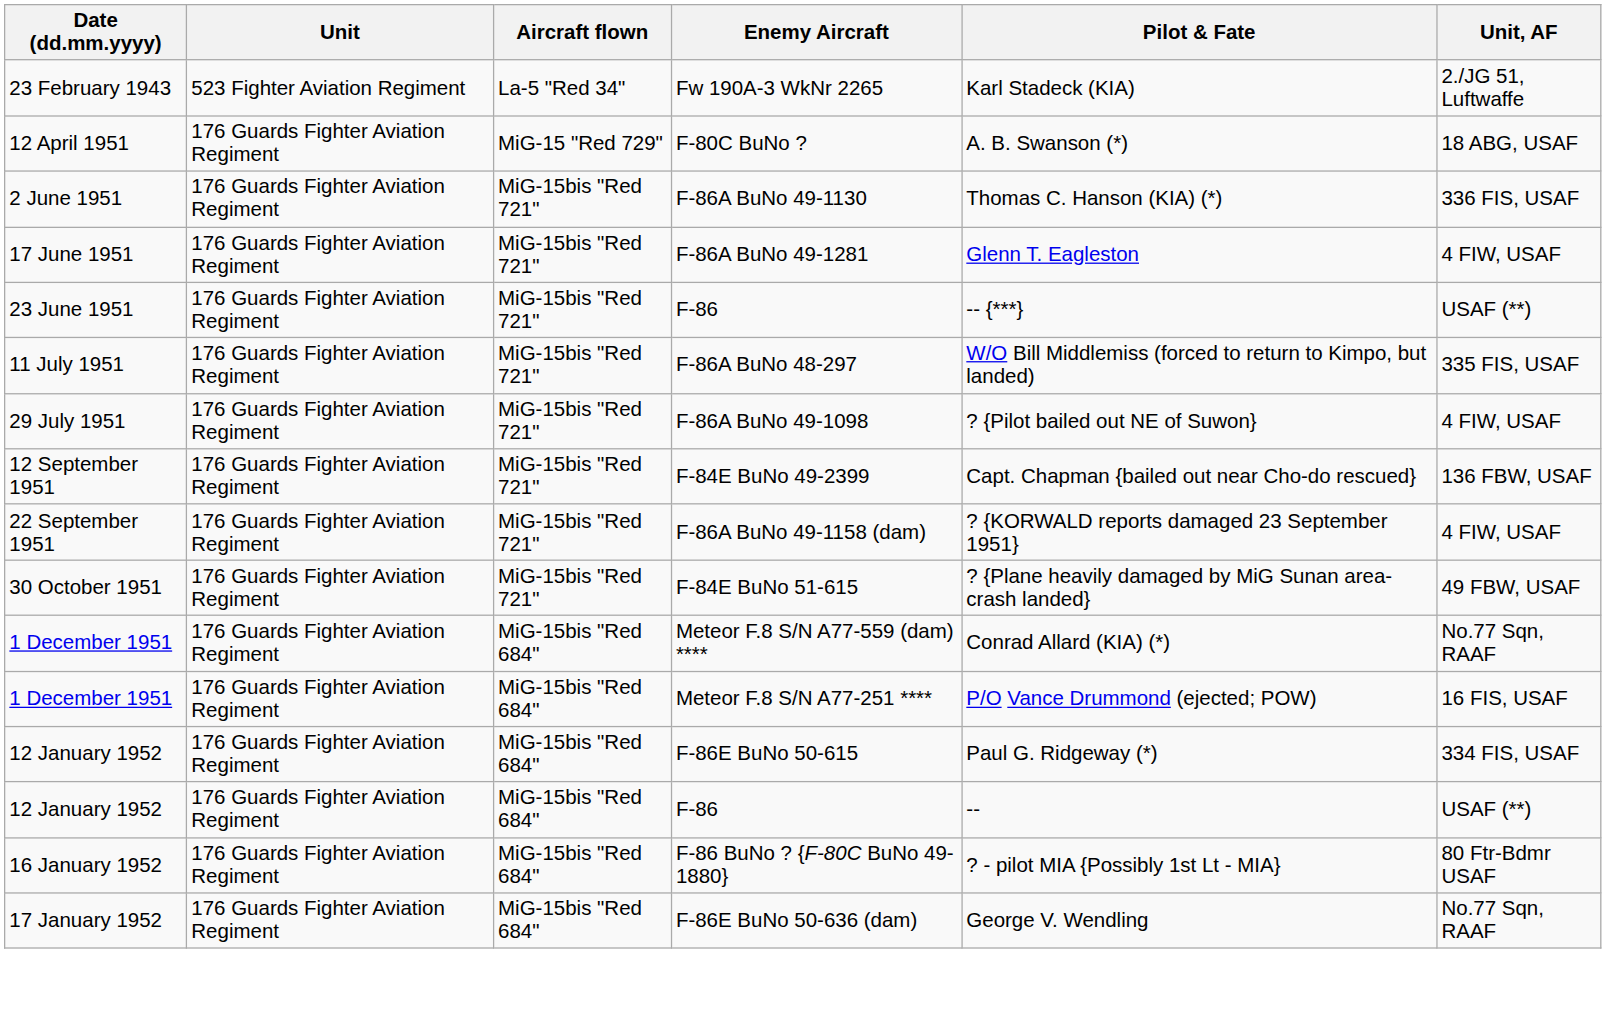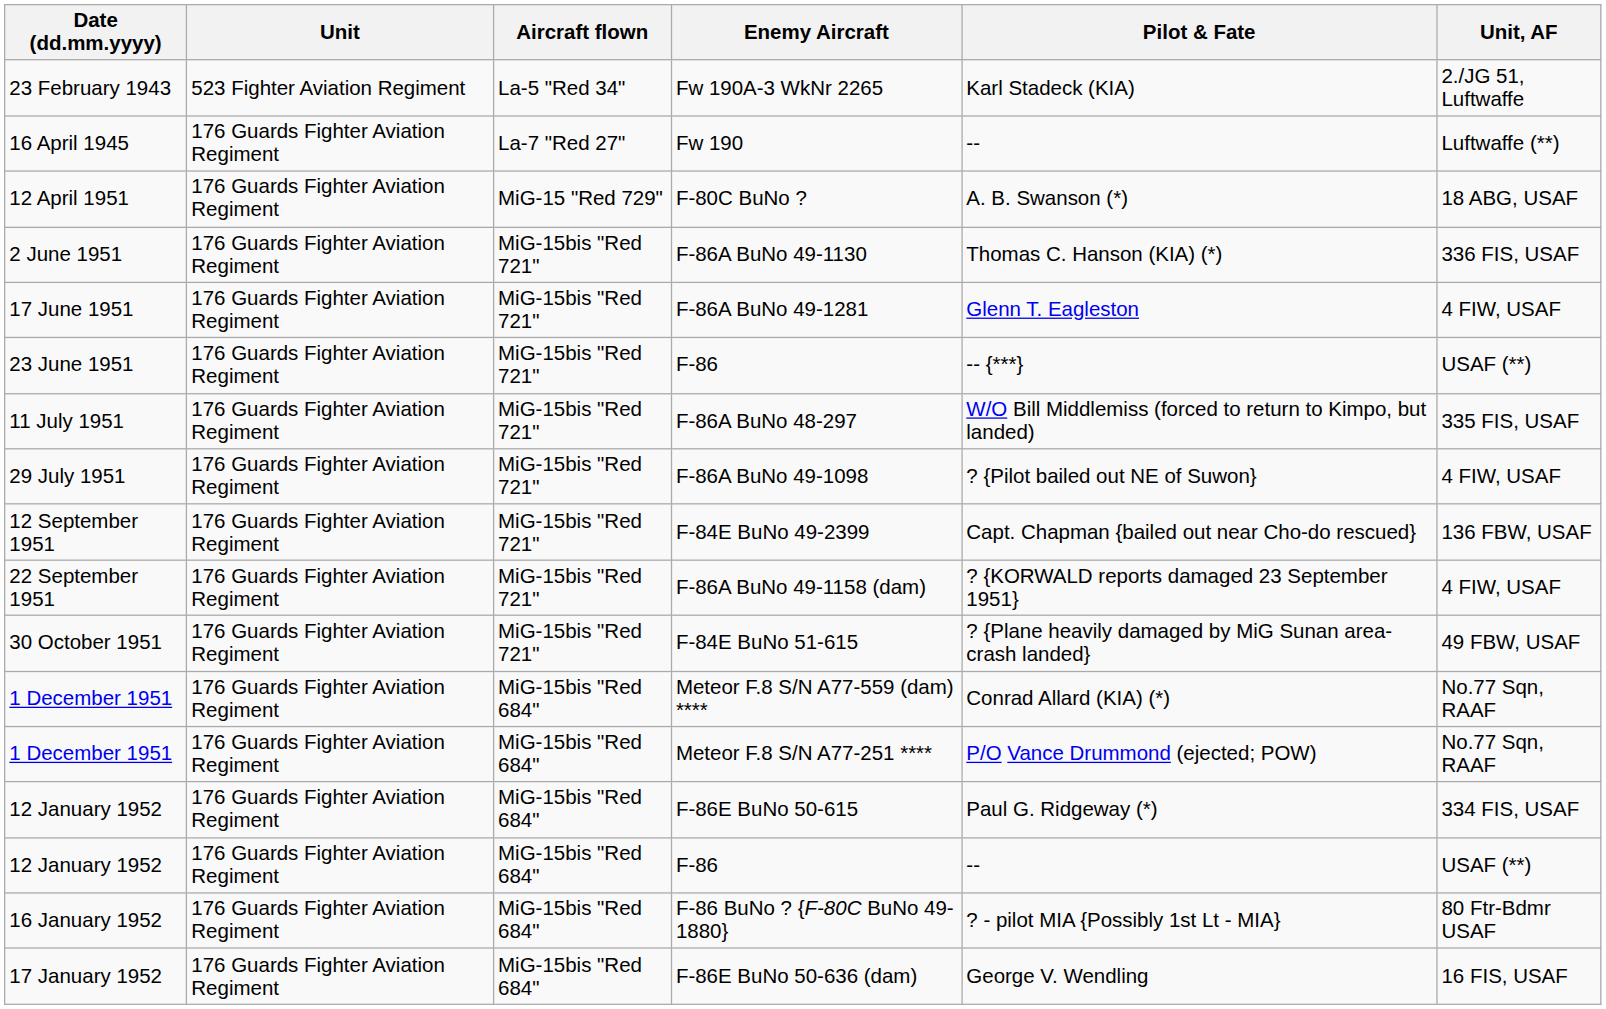+ row: (69, 143)
(1505, 698) 16 FIS, USAF -> (1493, 754) No.77 Sqn, RAAF
(1493, 920) No.77 Sqn, RAAF -> (1505, 976) 16 FIS, USAF
